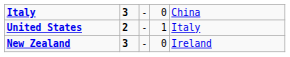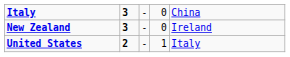rows swapped: (39, 44) <-> (44, 28)
